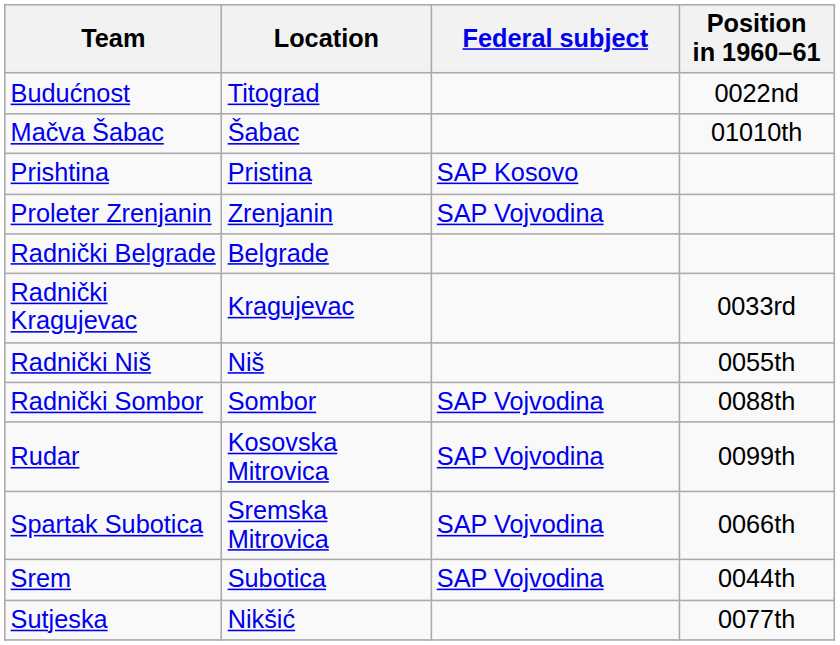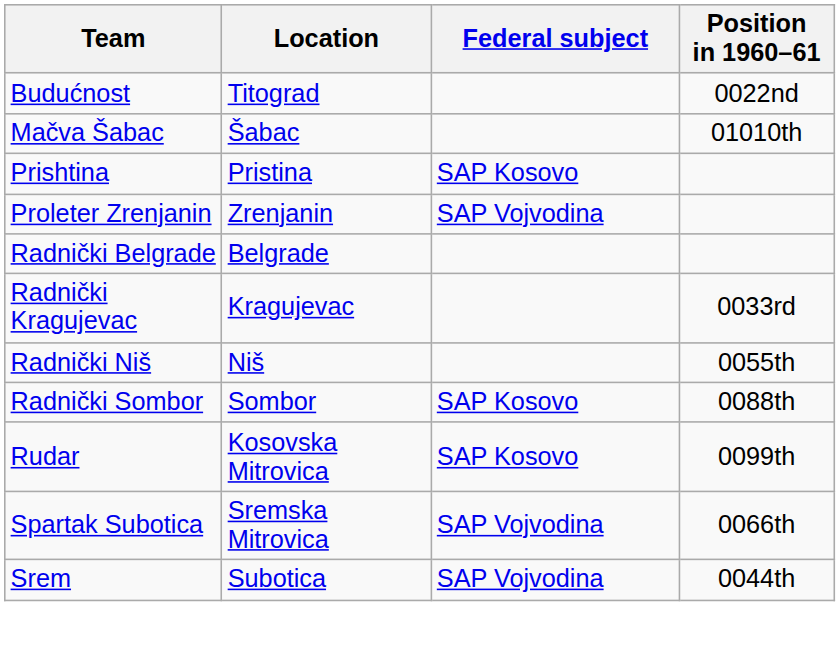(520, 402) SAP Vojvodina -> (508, 402) SAP Kosovo
(520, 456) SAP Vojvodina -> (508, 456) SAP Kosovo
- row: (59, 619)
